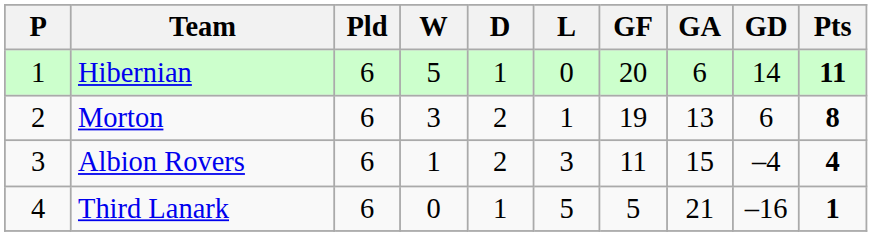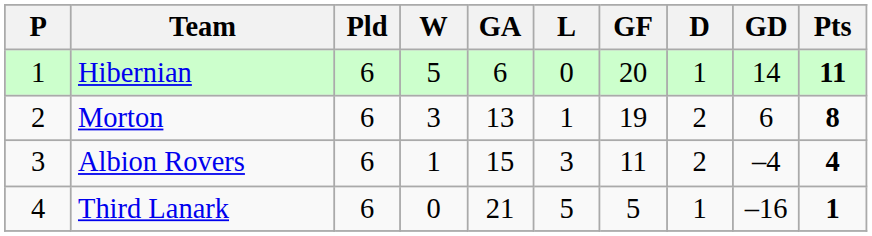columns swapped: (500, 27) <-> (700, 27)
